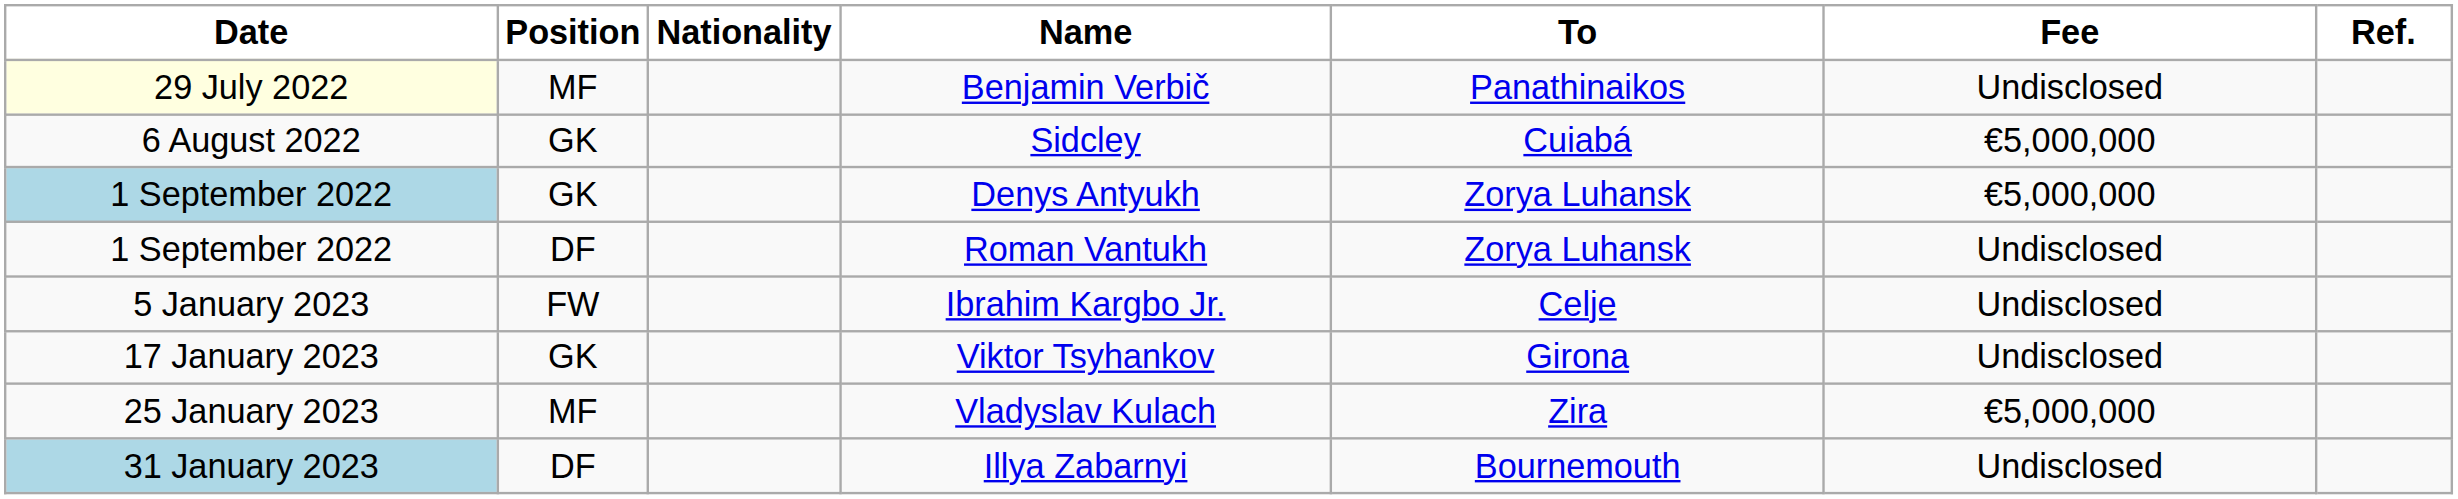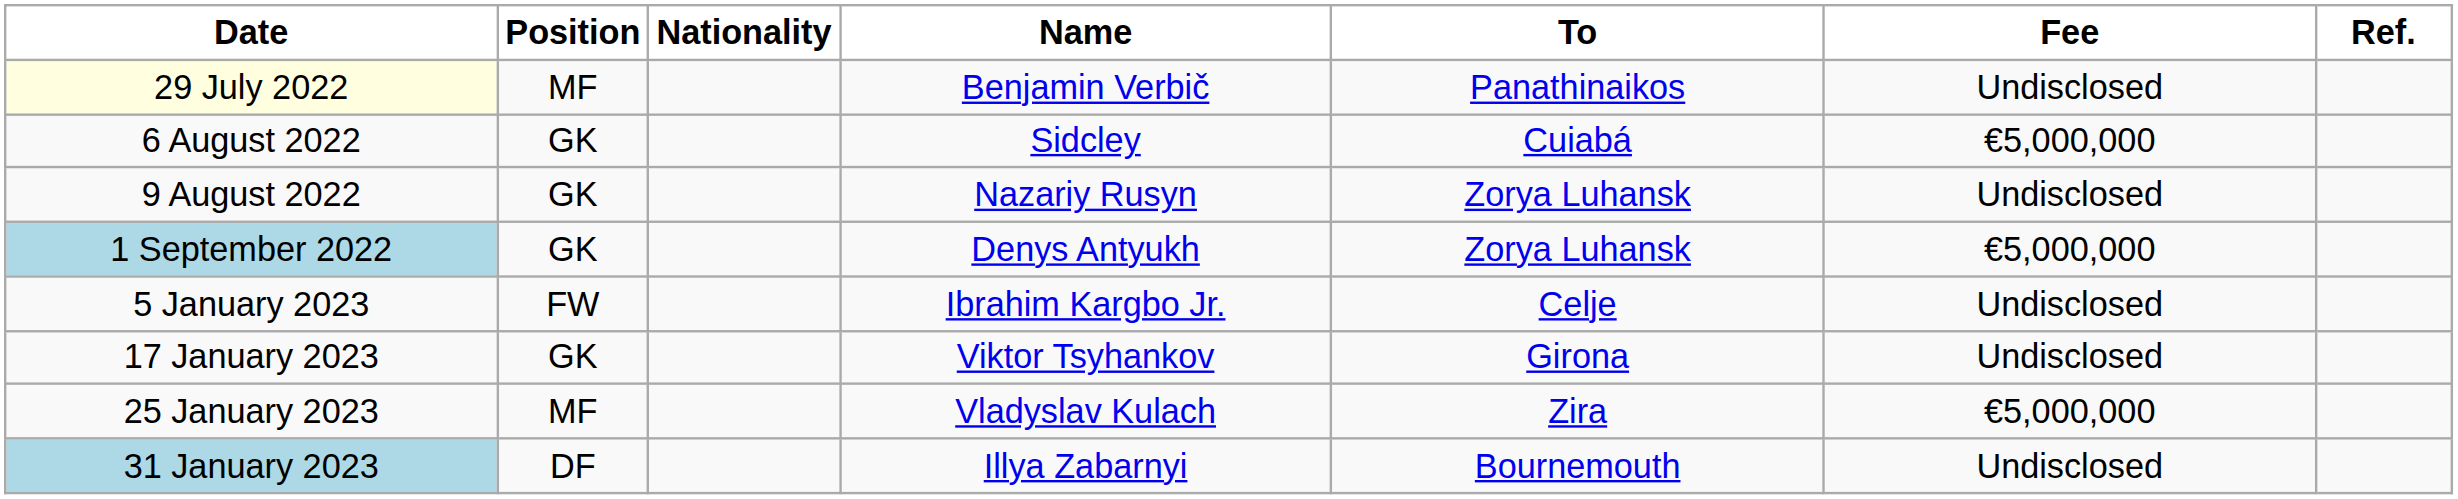+ row: (1086, 195)
- row: (1086, 249)
